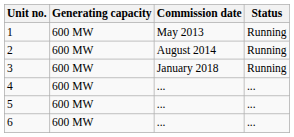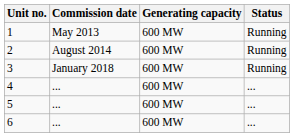columns swapped: (102, 13) <-> (199, 13)
